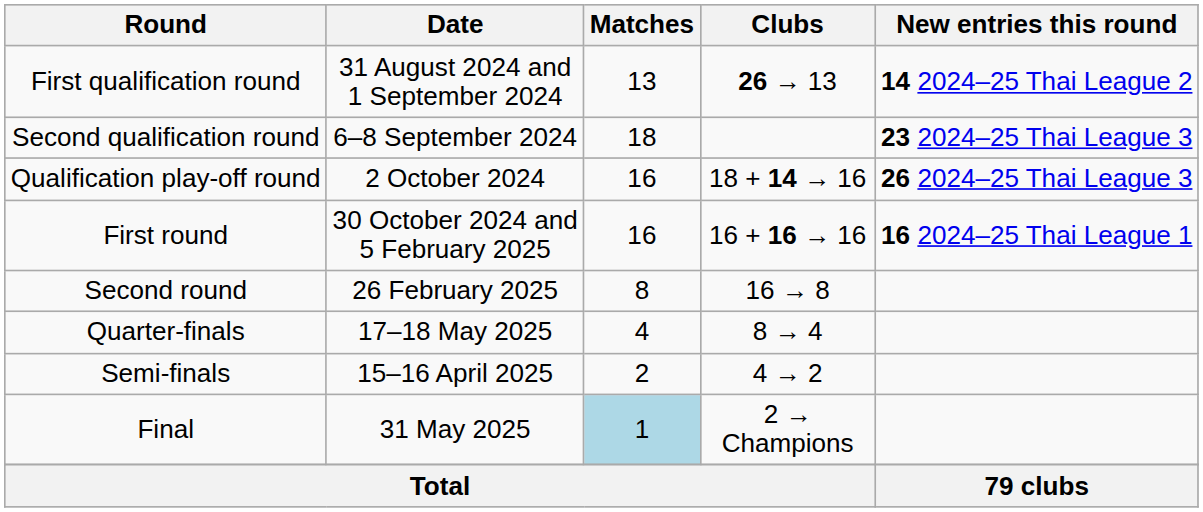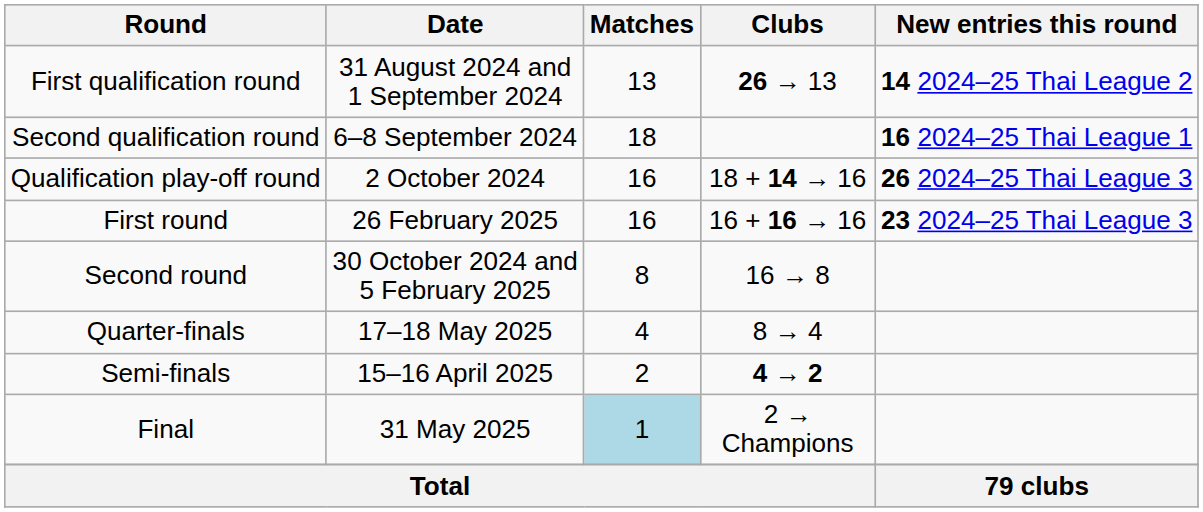(1037, 137) 23 2024–25 Thai League 3 -> (1037, 137) 16 2024–25 Thai League 1
(455, 234) 30 October 2024 and 5 February 2025 -> (455, 219) 26 February 2025
(1037, 234) 16 2024–25 Thai League 1 -> (1037, 219) 23 2024–25 Thai League 3
(455, 290) 26 February 2025 -> (455, 275) 30 October 2024 and 5 February 2025
(788, 373) normal -> (788, 373) bold
